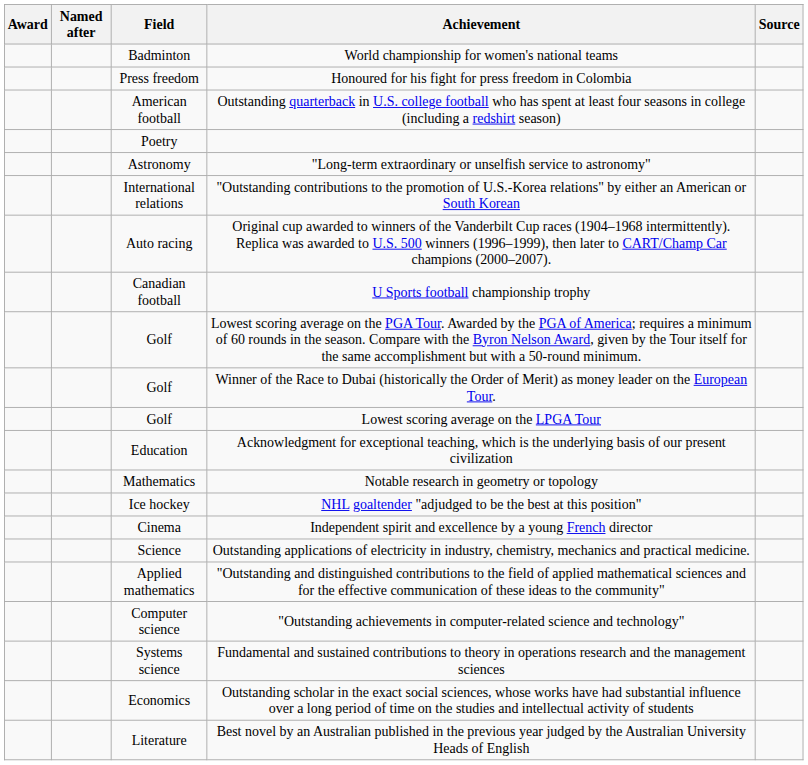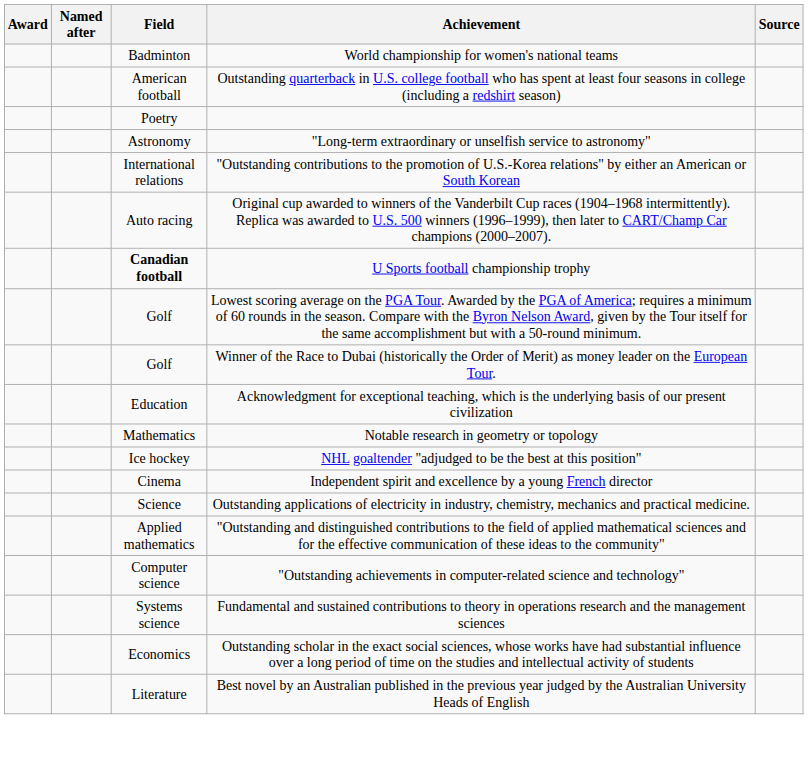- row: (481, 78)
(159, 291) normal -> (159, 268) bold
- row: (481, 418)
